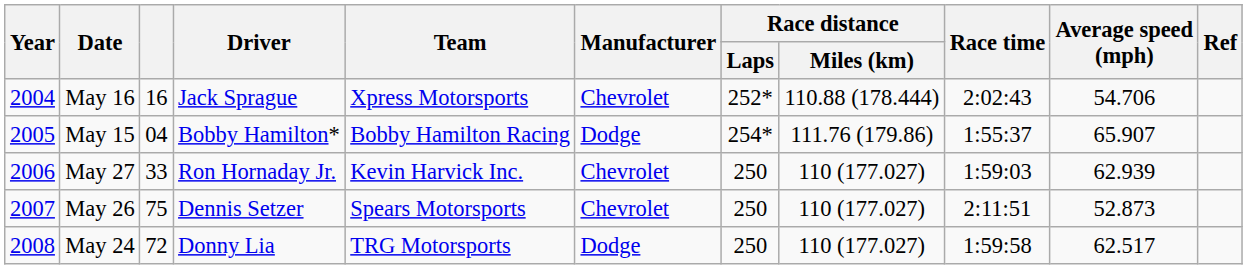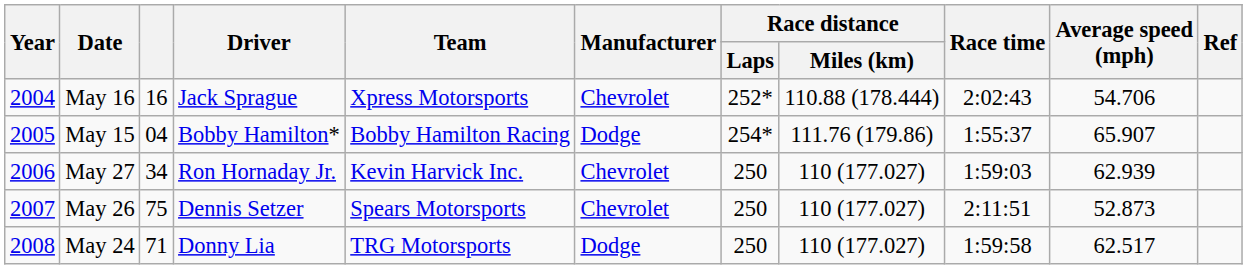(156, 171) 33 -> (156, 171) 34
(156, 245) 72 -> (156, 245) 71
